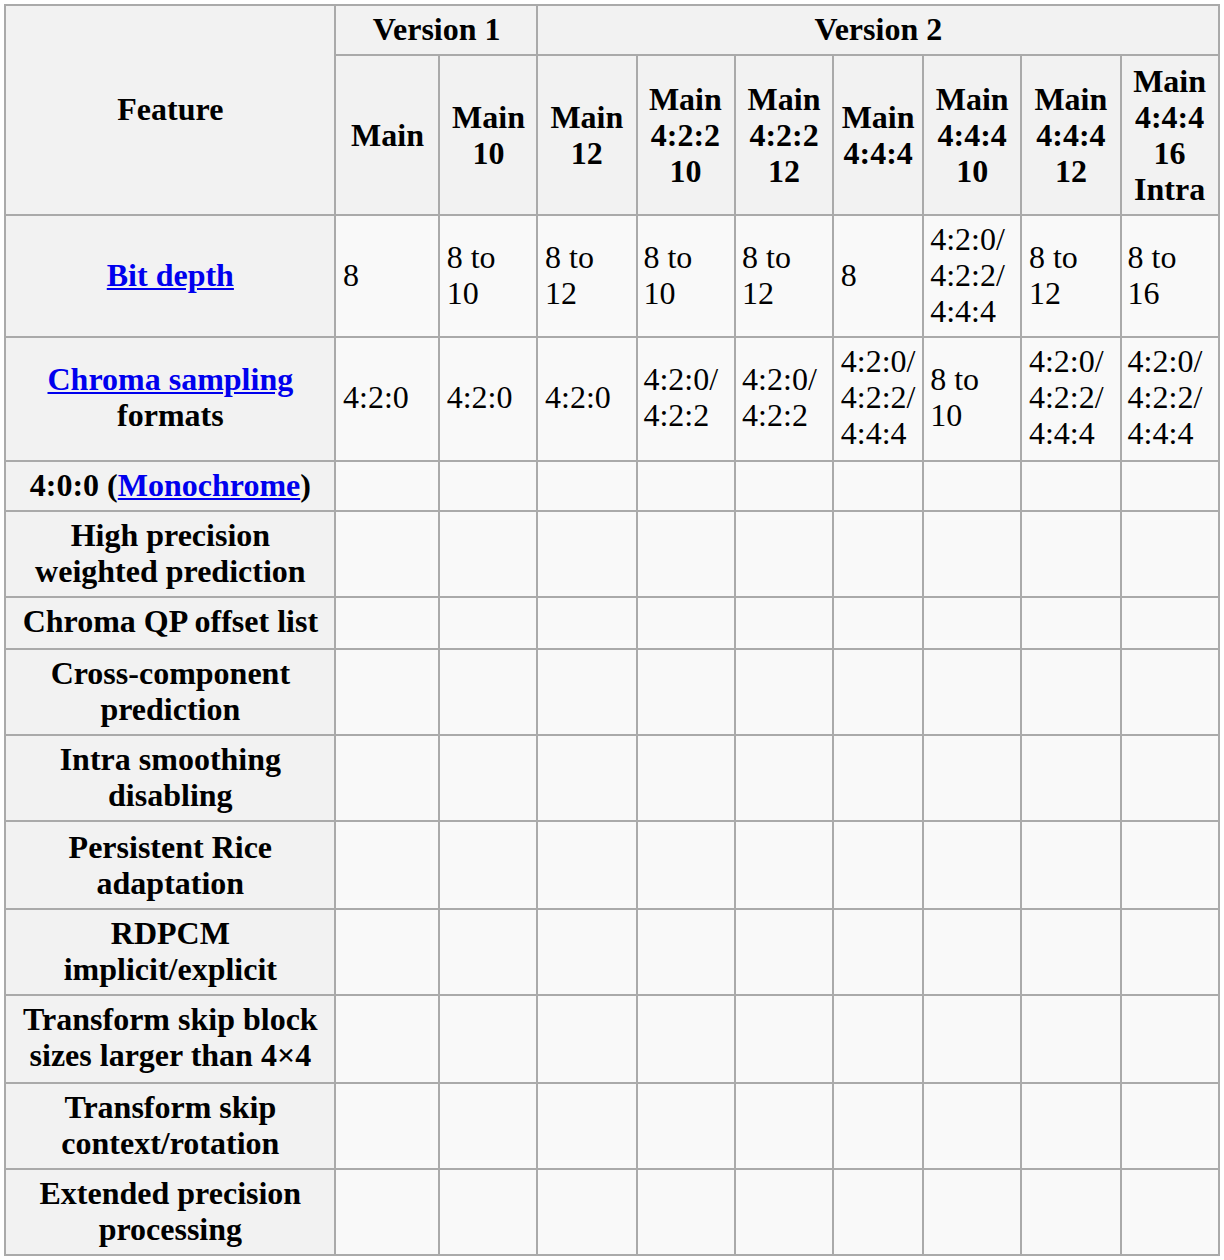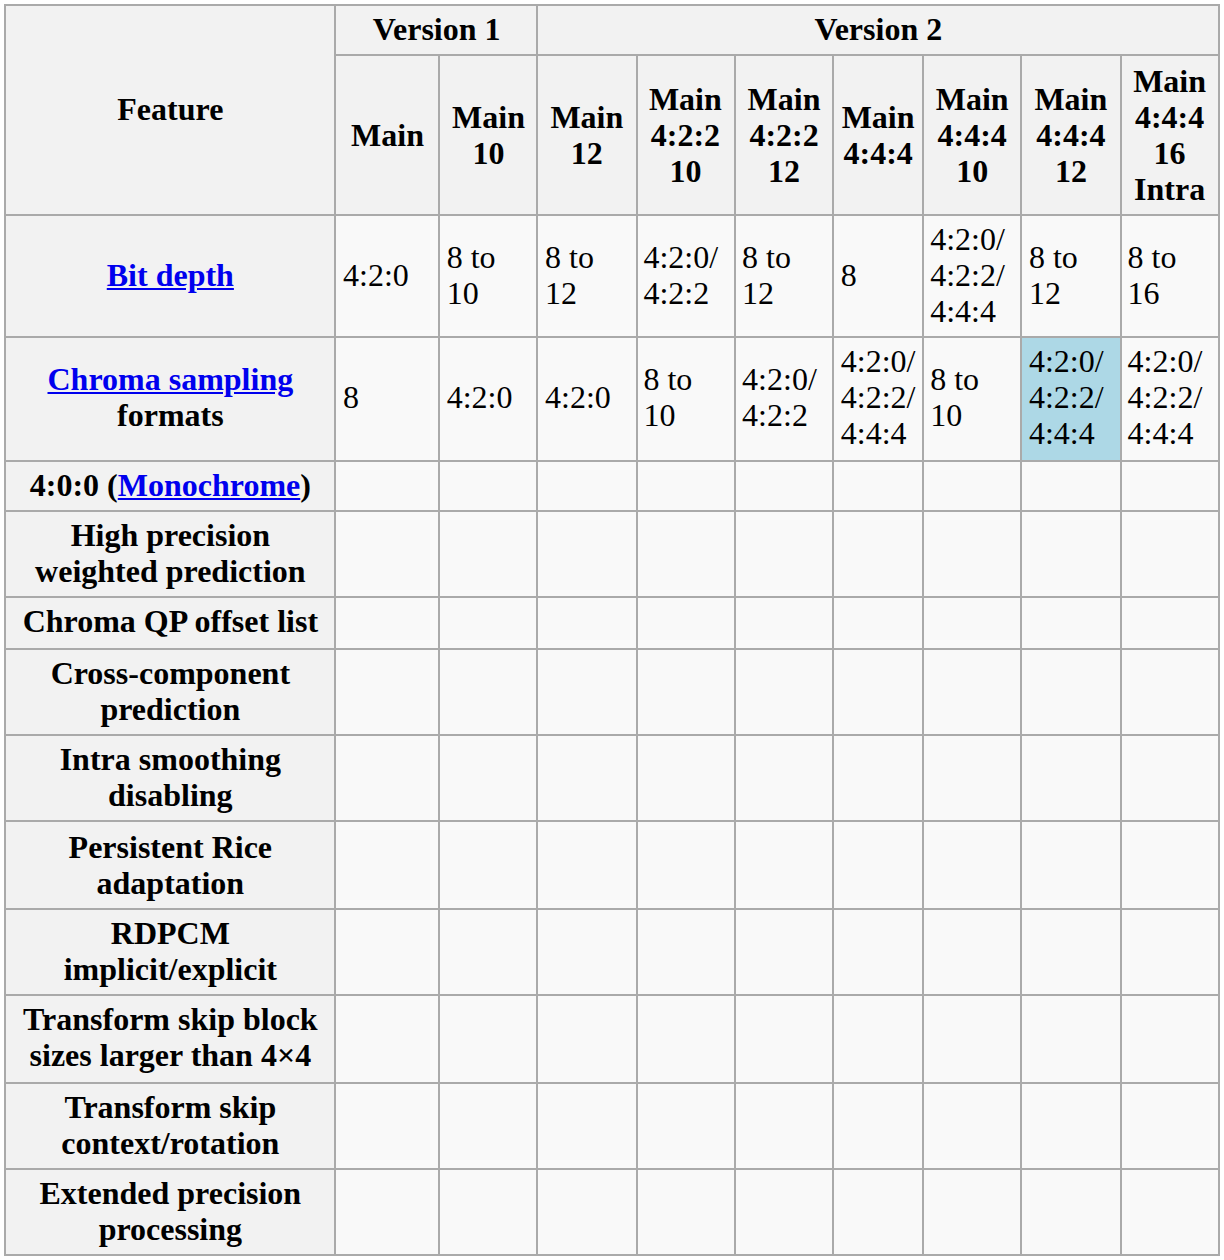(351, 275) 8 -> (376, 275) 4:2:0
(668, 275) 8 to 10 -> (681, 275) 4:2:0/ 4:2:2
(376, 398) 4:2:0 -> (351, 398) 8
(681, 398) 4:2:0/ 4:2:2 -> (668, 398) 8 to 10
(1066, 398) no background -> (1066, 398) lightblue background
